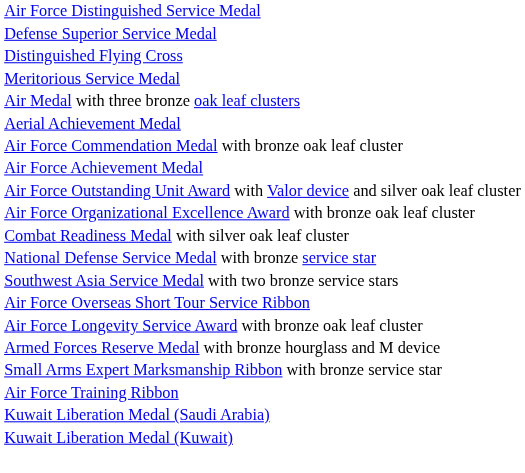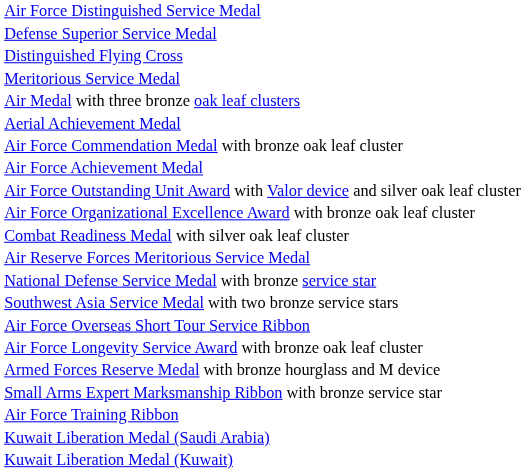+ row: (157, 258)
